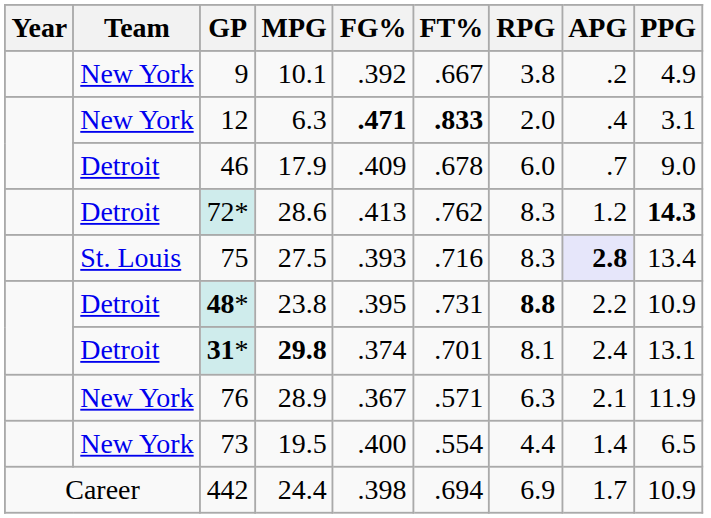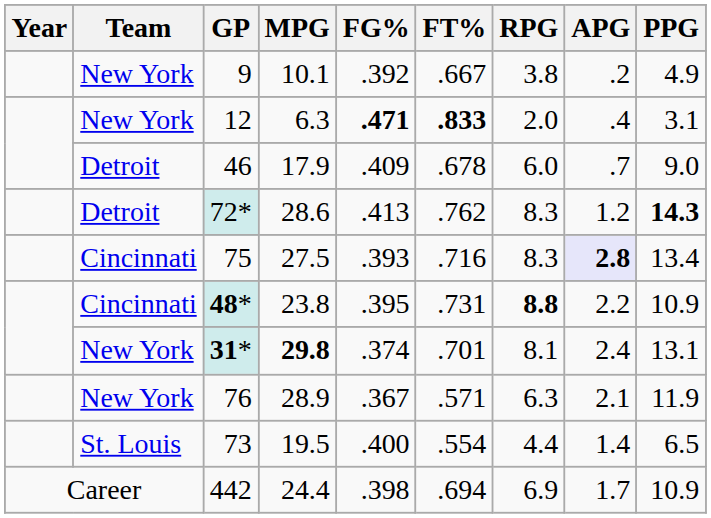(131, 258) St. Louis -> (138, 258) Cincinnati
(120, 304) Detroit -> (138, 304) Cincinnati
(120, 350) Detroit -> (137, 350) New York
(137, 442) New York -> (131, 442) St. Louis
